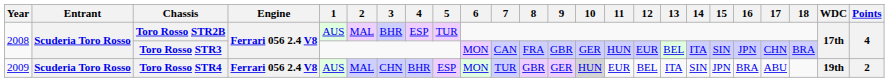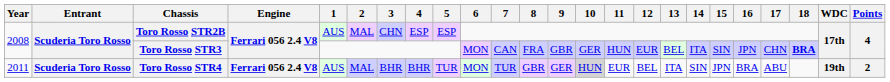(391, 31) BHR -> (391, 31) CHN
(447, 31) TUR -> (447, 31) ESP
(804, 49) normal -> (804, 49) bold
(18, 67) 2009 -> (18, 67) 2011
(391, 67) CHN -> (391, 67) BHR
(447, 67) ESP -> (447, 67) TUR
